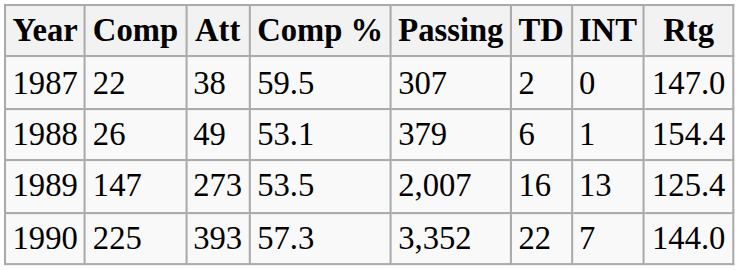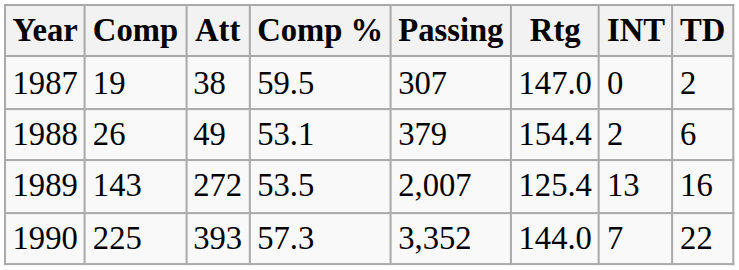columns swapped: (541, 30) <-> (689, 30)
(109, 82) 22 -> (109, 82) 19
(587, 133) 1 -> (615, 133) 2
(117, 185) 147 -> (117, 185) 143
(218, 185) 273 -> (218, 185) 272
